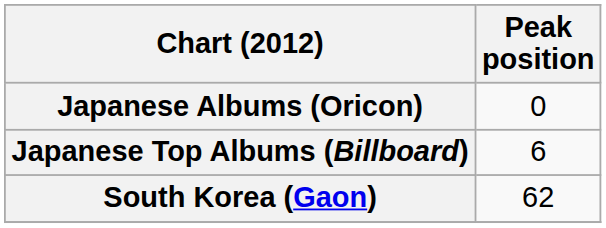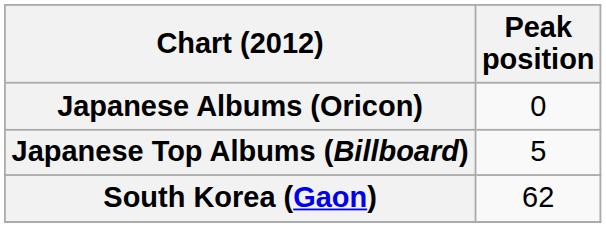(538, 151) 6 -> (538, 151) 5
